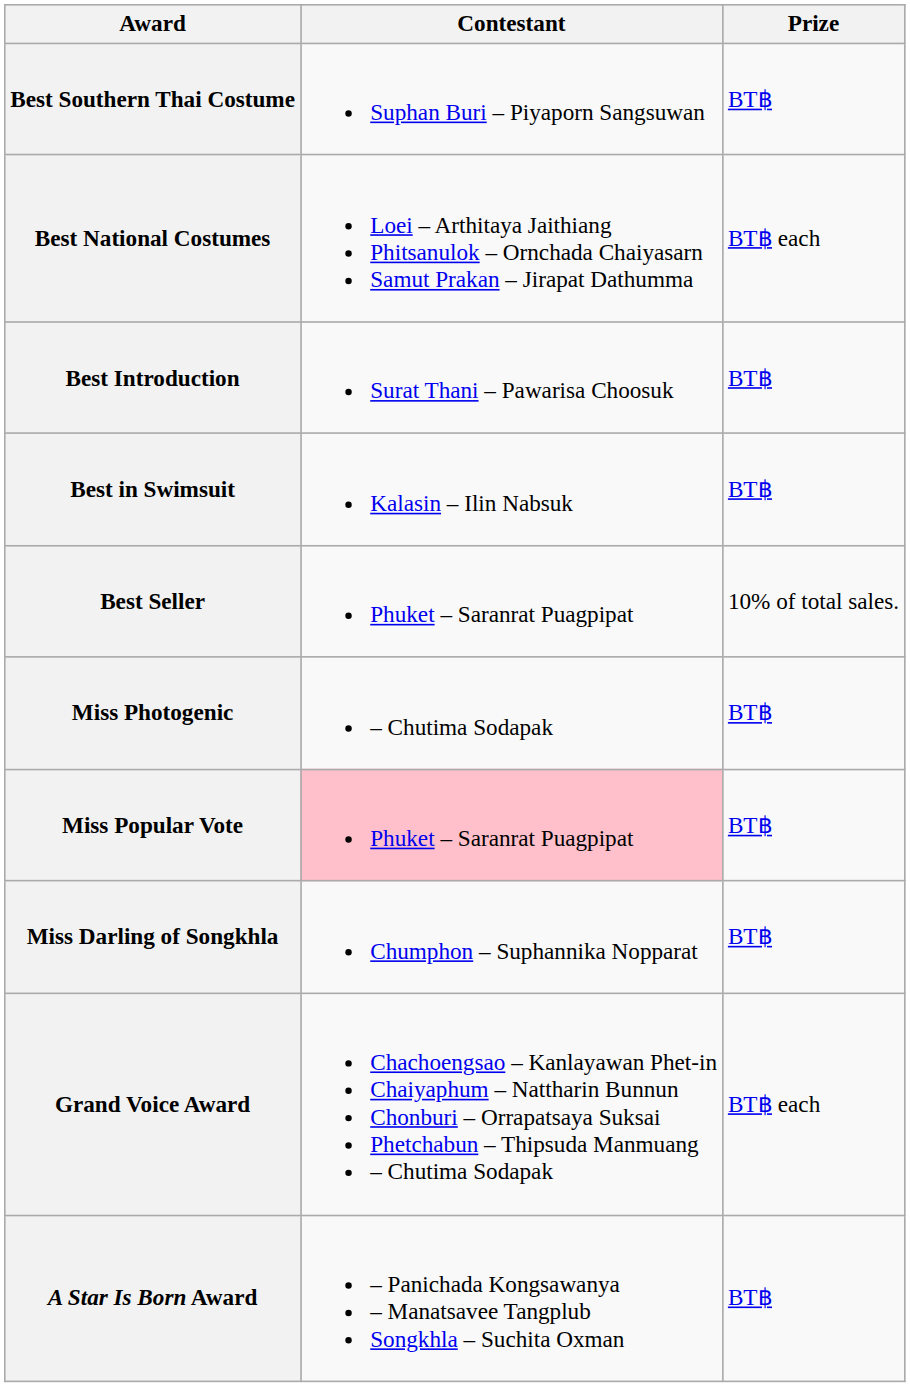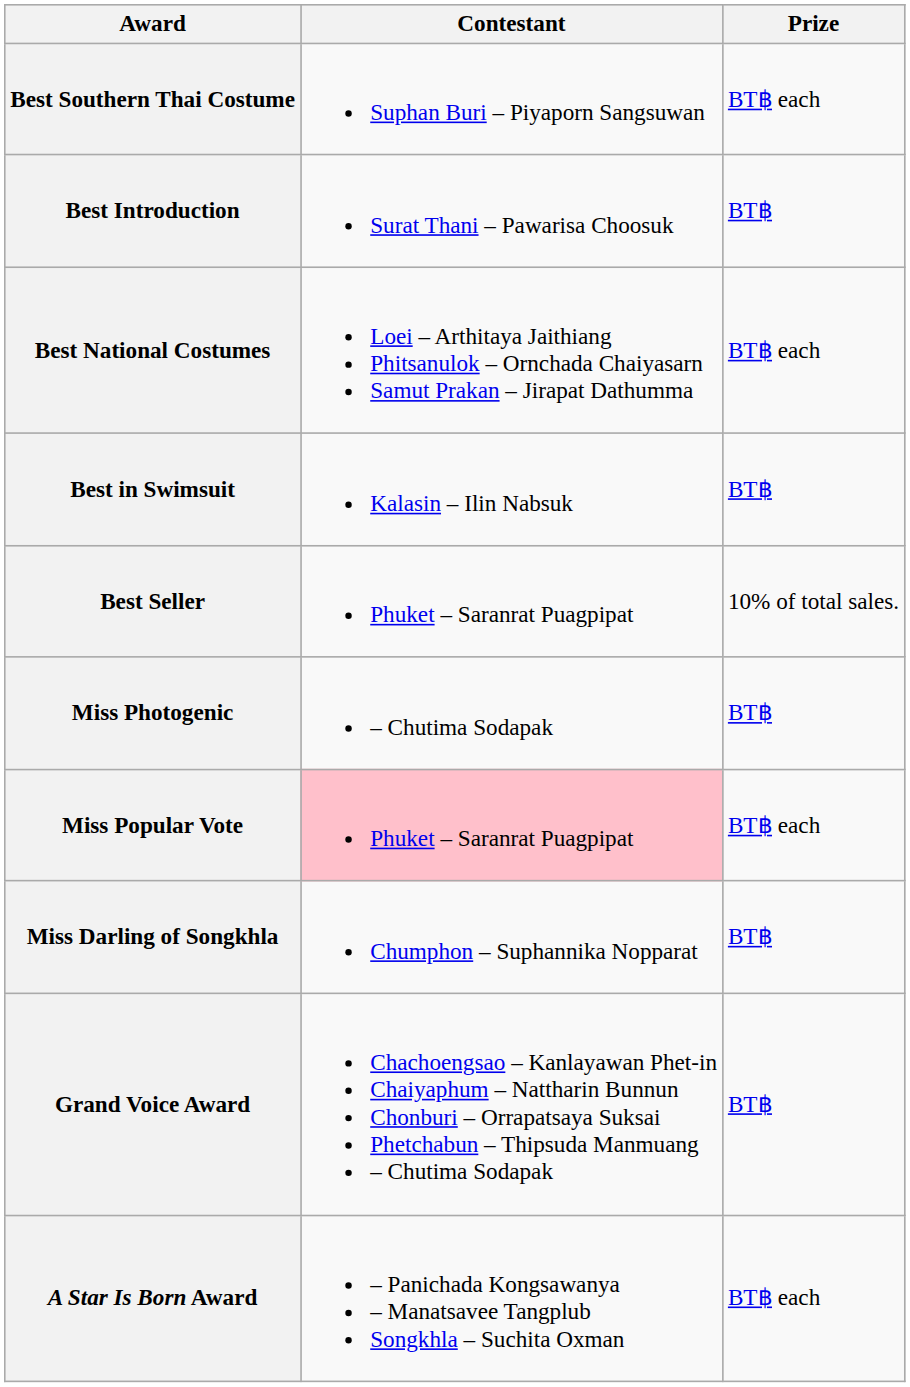(750, 99) BT฿ -> (774, 99) BT฿ each
rows swapped: (153, 238) <-> (153, 377)
(750, 825) BT฿ -> (774, 825) BT฿ each
(774, 1104) BT฿ each -> (750, 1104) BT฿
(750, 1298) BT฿ -> (774, 1298) BT฿ each
